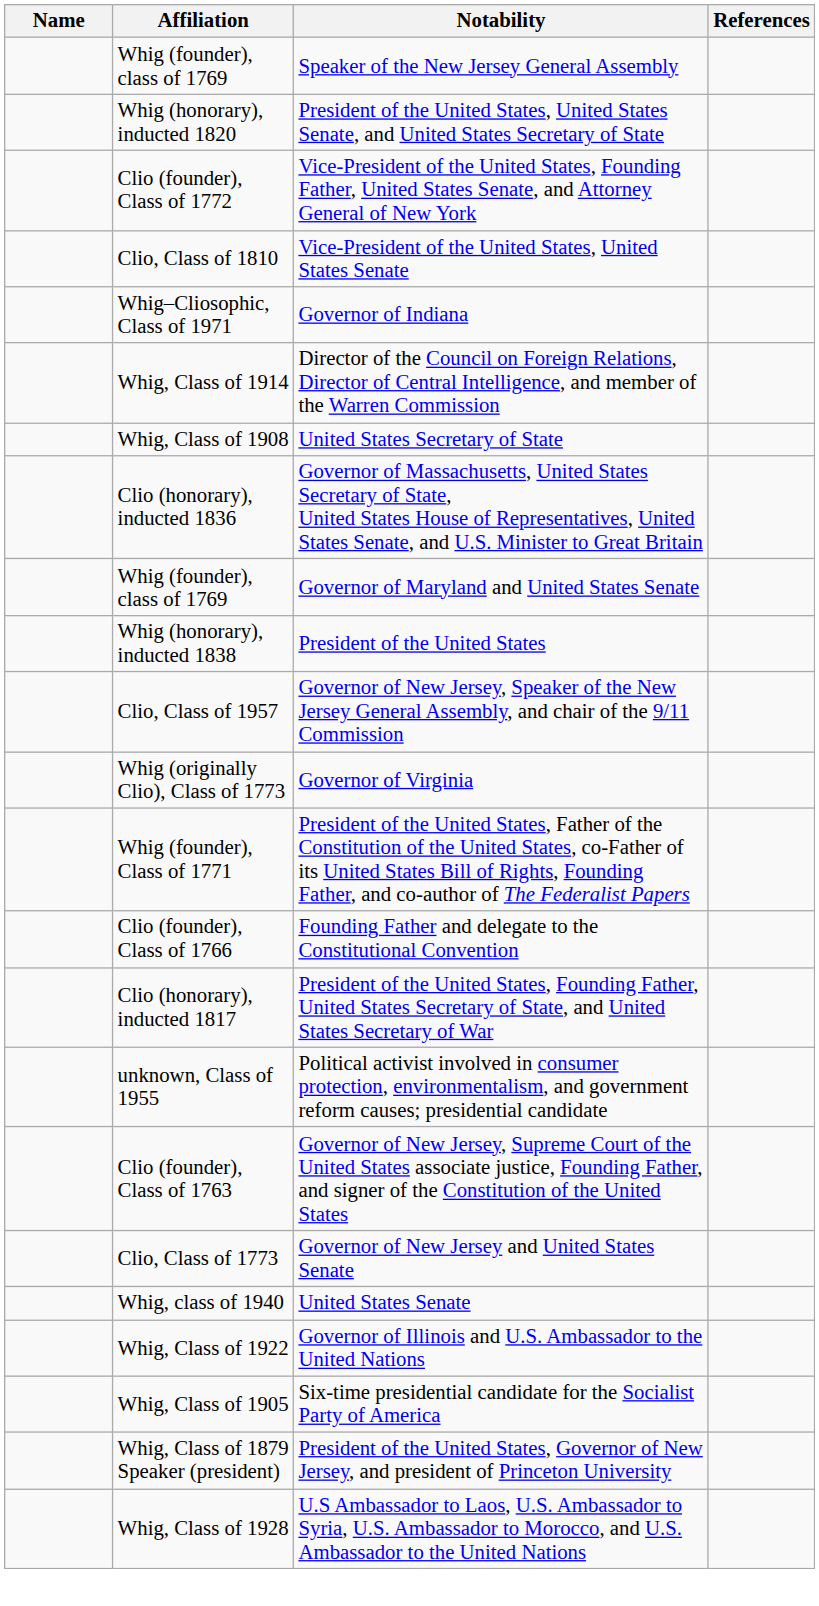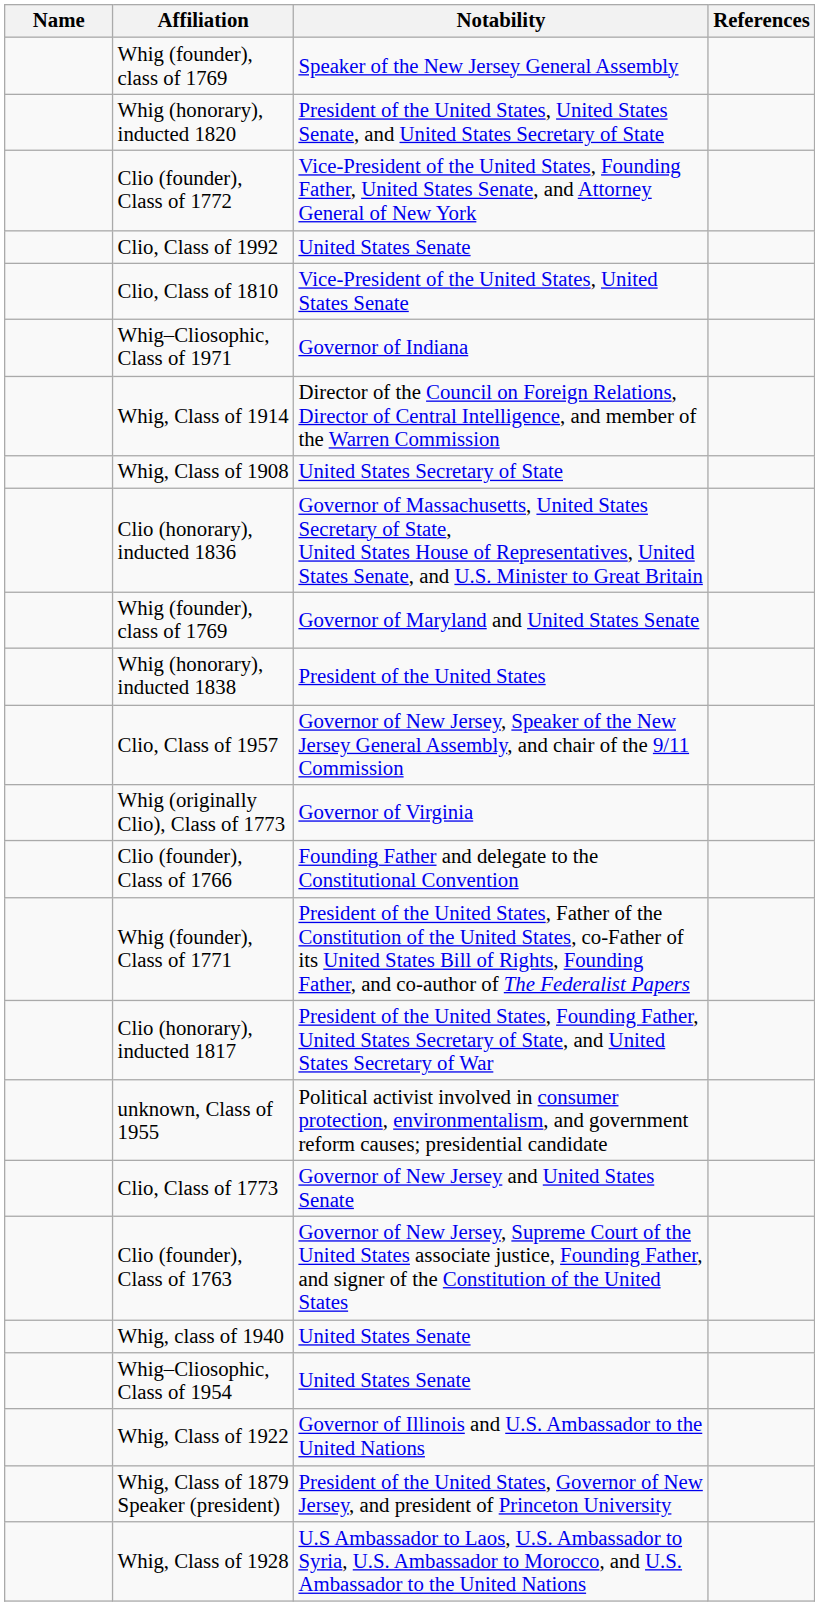+ row: (198, 246)
rows swapped: (185, 859) <-> (180, 939)
rows swapped: (198, 1258) <-> (180, 1178)
+ row: (194, 1380)
- row: (203, 1404)
